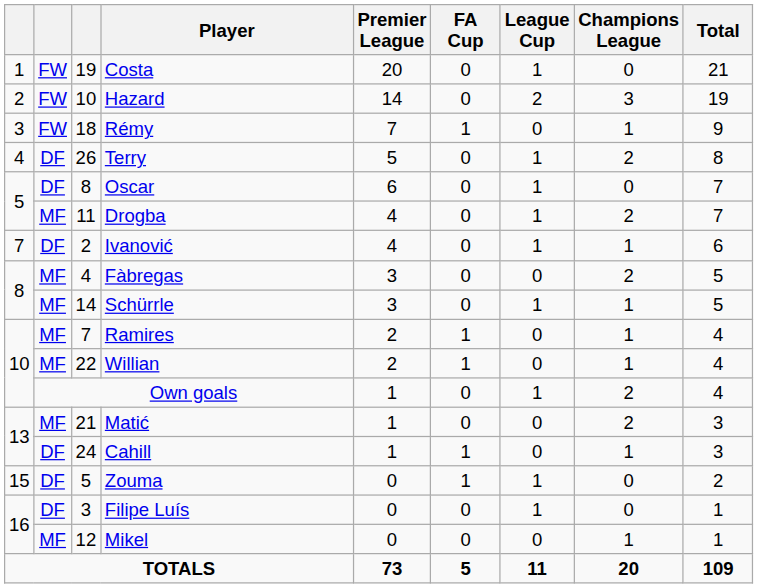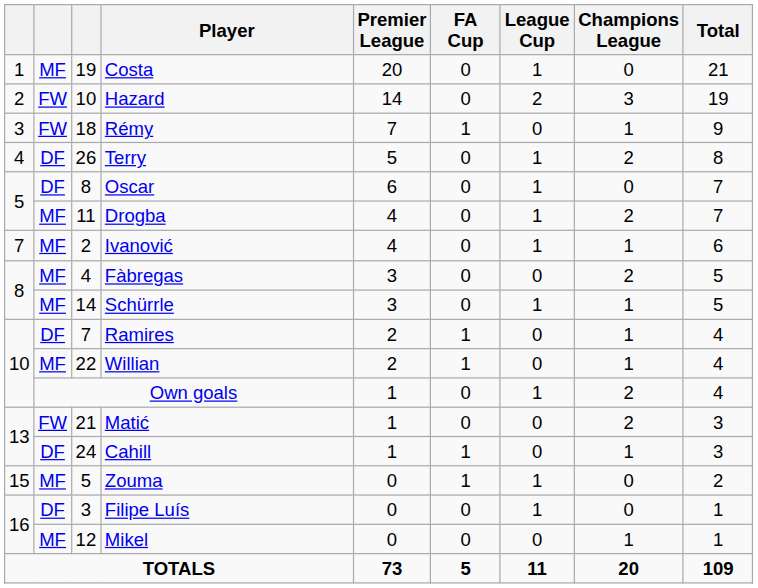(53, 70) FW -> (53, 70) MF
(53, 246) DF -> (53, 246) MF
(53, 334) MF -> (53, 334) DF
(53, 422) MF -> (53, 422) FW
(53, 481) DF -> (53, 481) MF
